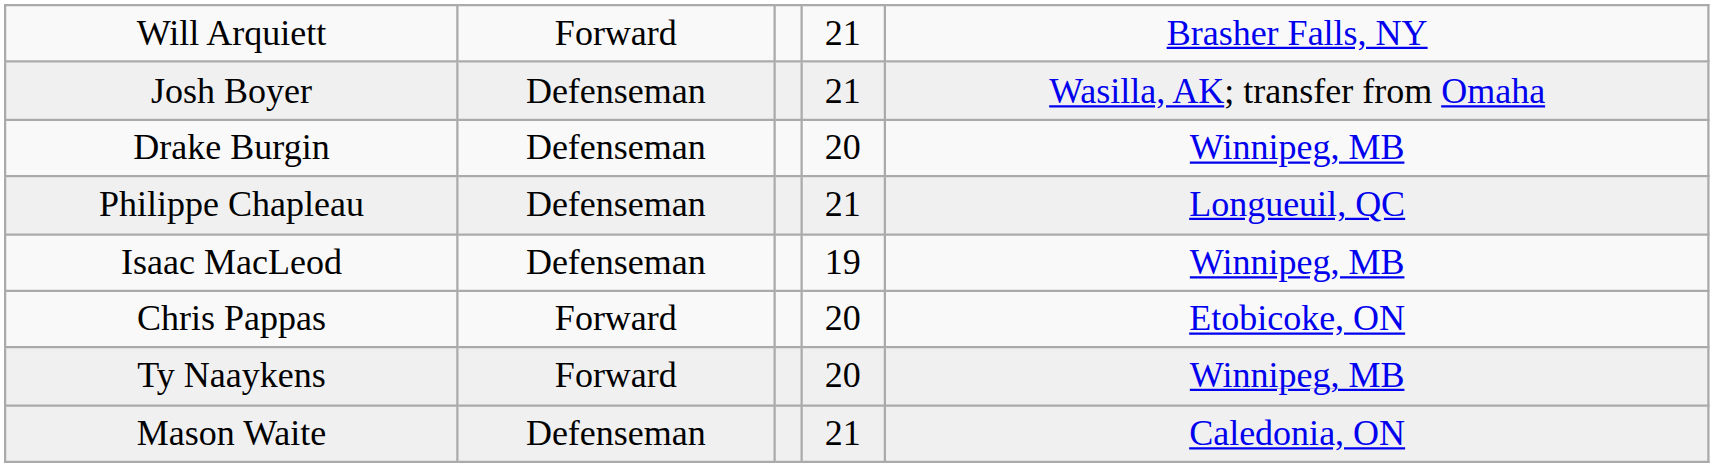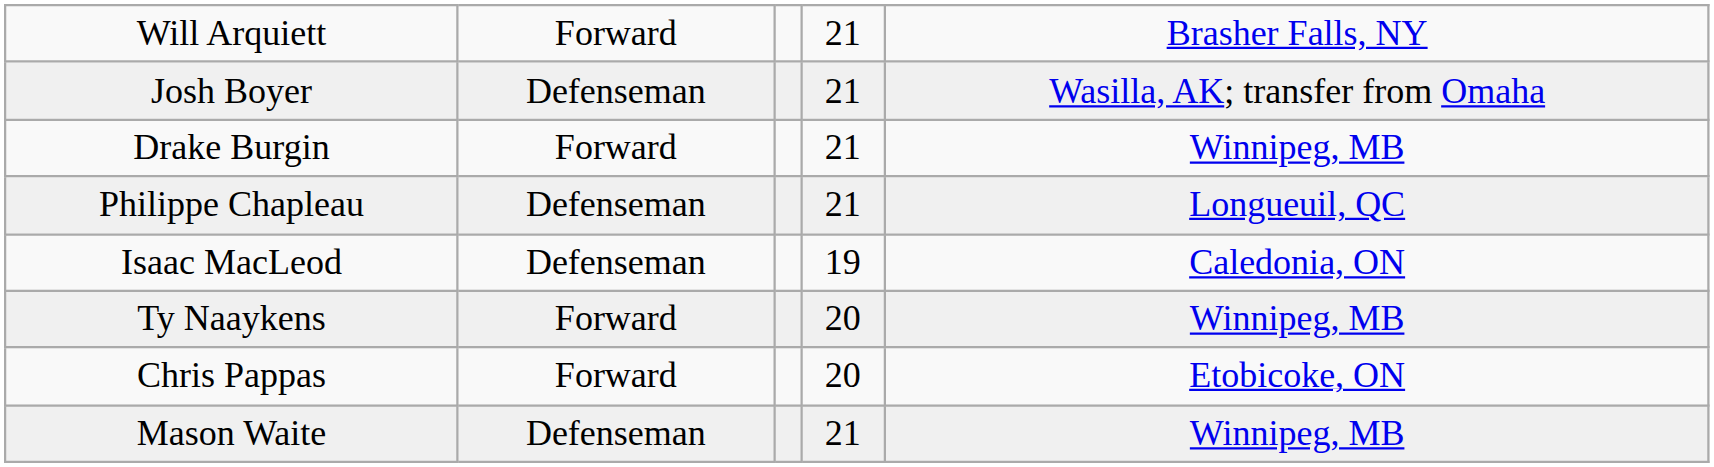(616, 147) Defenseman -> (616, 147) Forward
(843, 147) 20 -> (843, 147) 21
(1297, 261) Winnipeg, MB -> (1297, 261) Caledonia, ON
rows swapped: (231, 375) <-> (231, 318)
(1297, 432) Caledonia, ON -> (1297, 432) Winnipeg, MB
